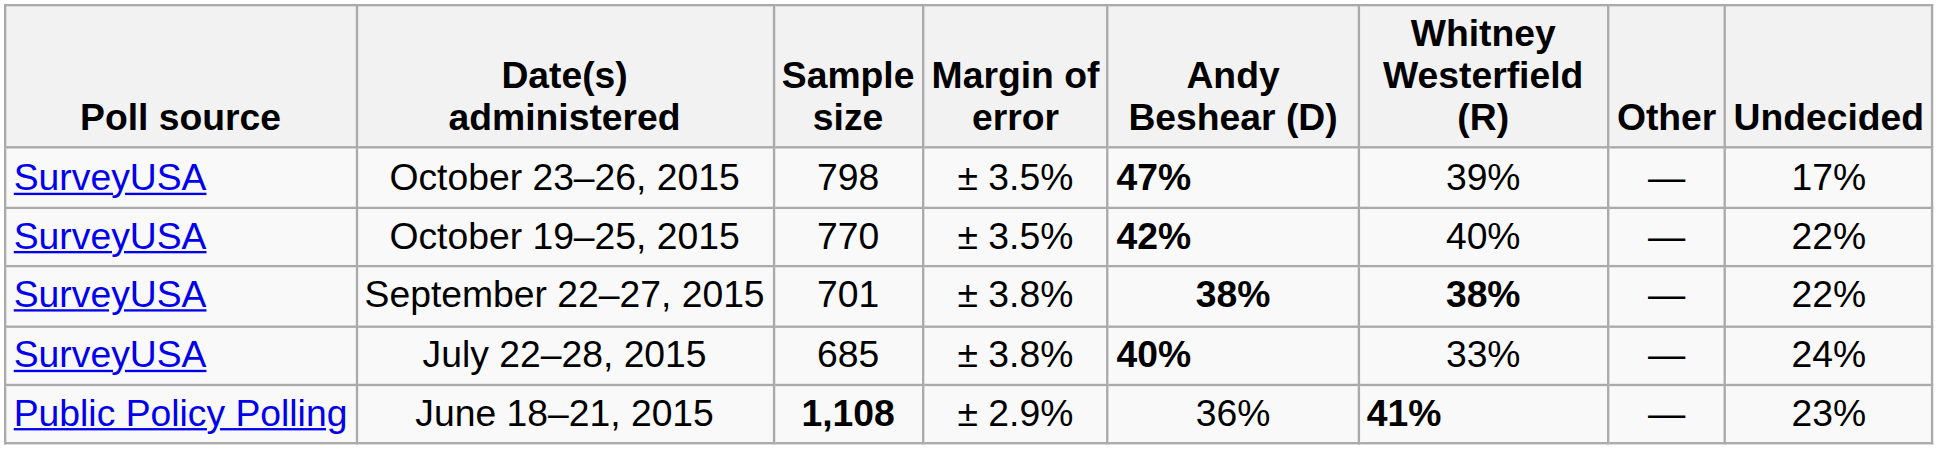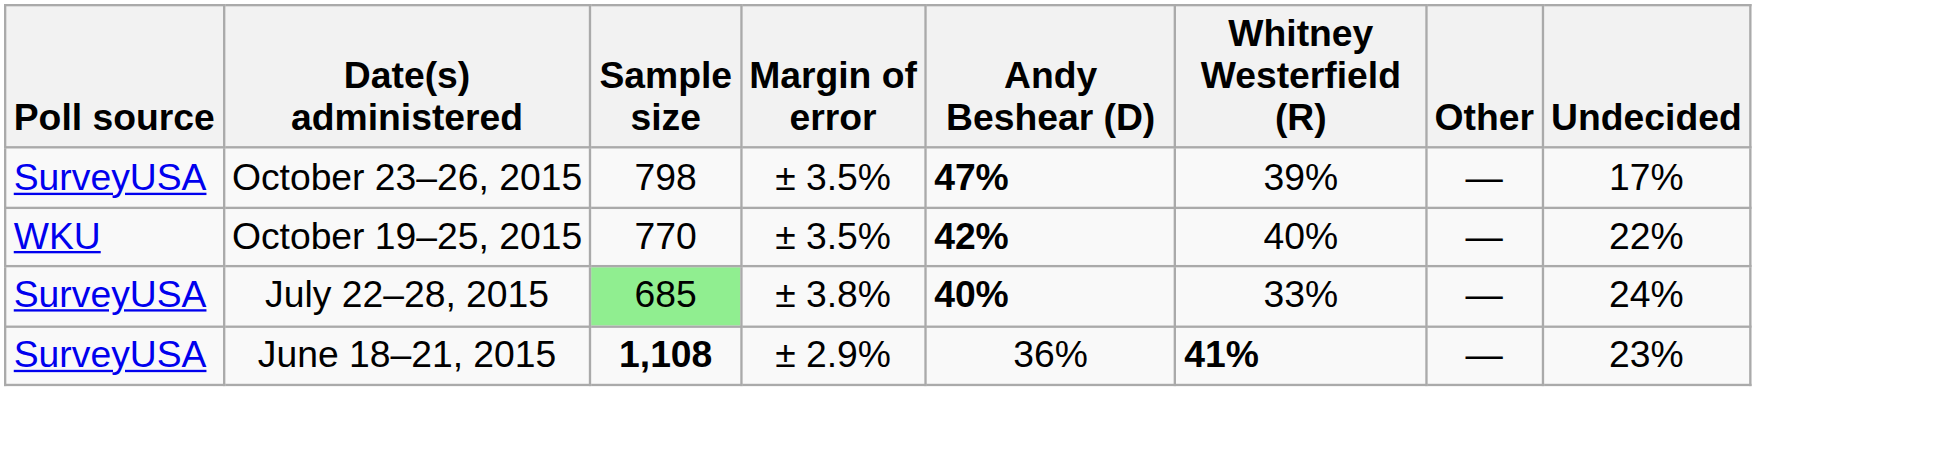(110, 236) SurveyUSA -> (57, 236) WKU
- row: (565, 295)
(848, 354) no background -> (666, 295) lightgreen background
(181, 413) Public Policy Polling -> (110, 354) SurveyUSA
